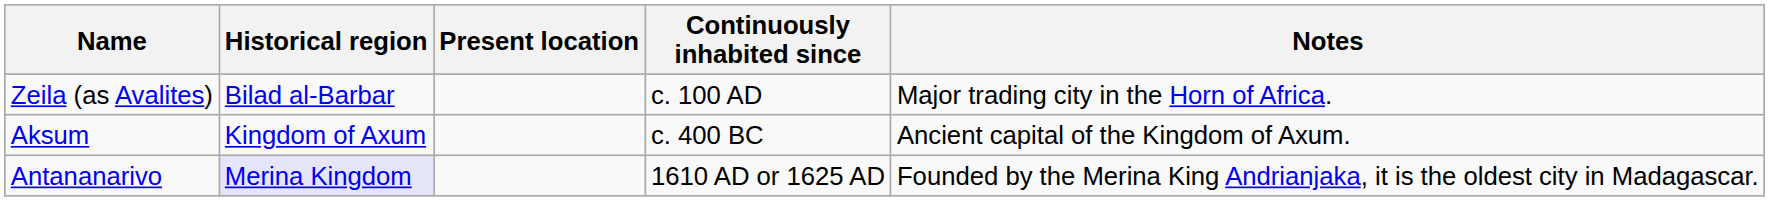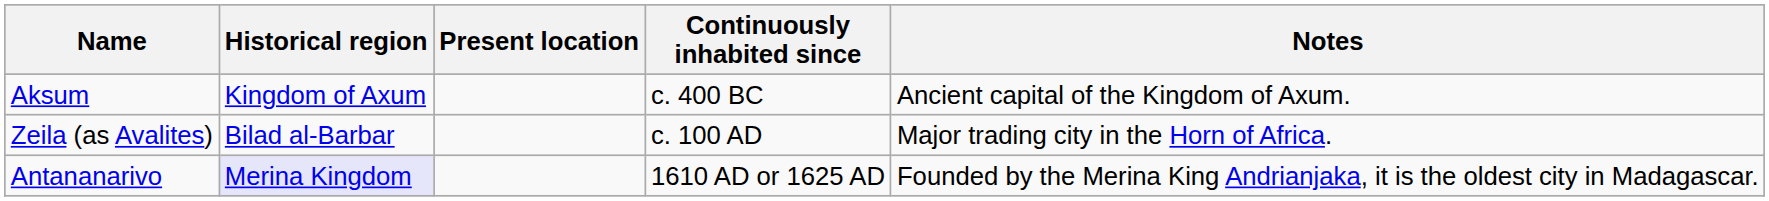rows swapped: (50, 135) <-> (112, 95)
